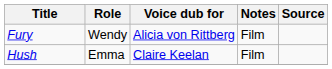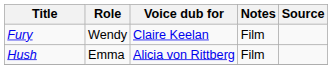(184, 34) Alicia von Rittberg -> (171, 34) Claire Keelan
(171, 54) Claire Keelan -> (184, 54) Alicia von Rittberg
